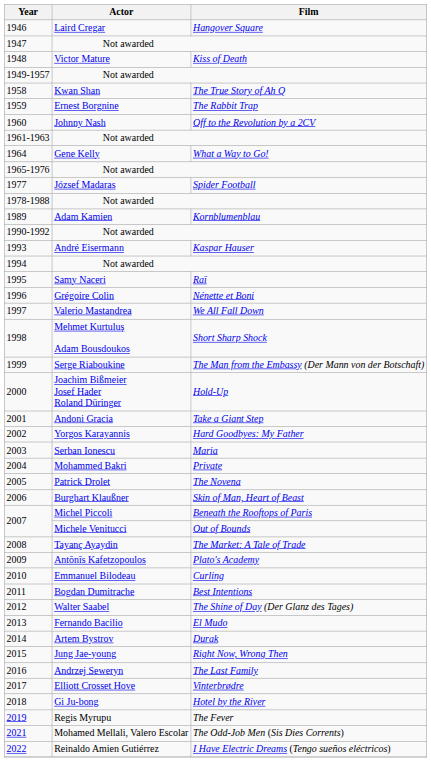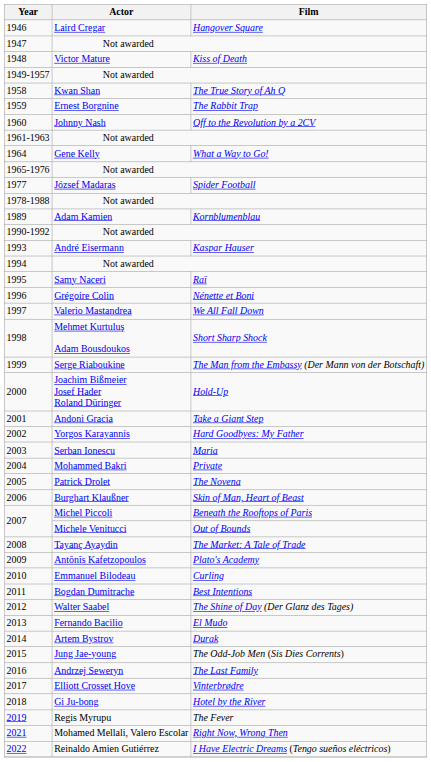(240, 654) Right Now, Wrong Then -> (268, 654) The Odd-Job Men (Sis Dies Corrents)
(268, 733) The Odd-Job Men (Sis Dies Corrents) -> (240, 733) Right Now, Wrong Then
